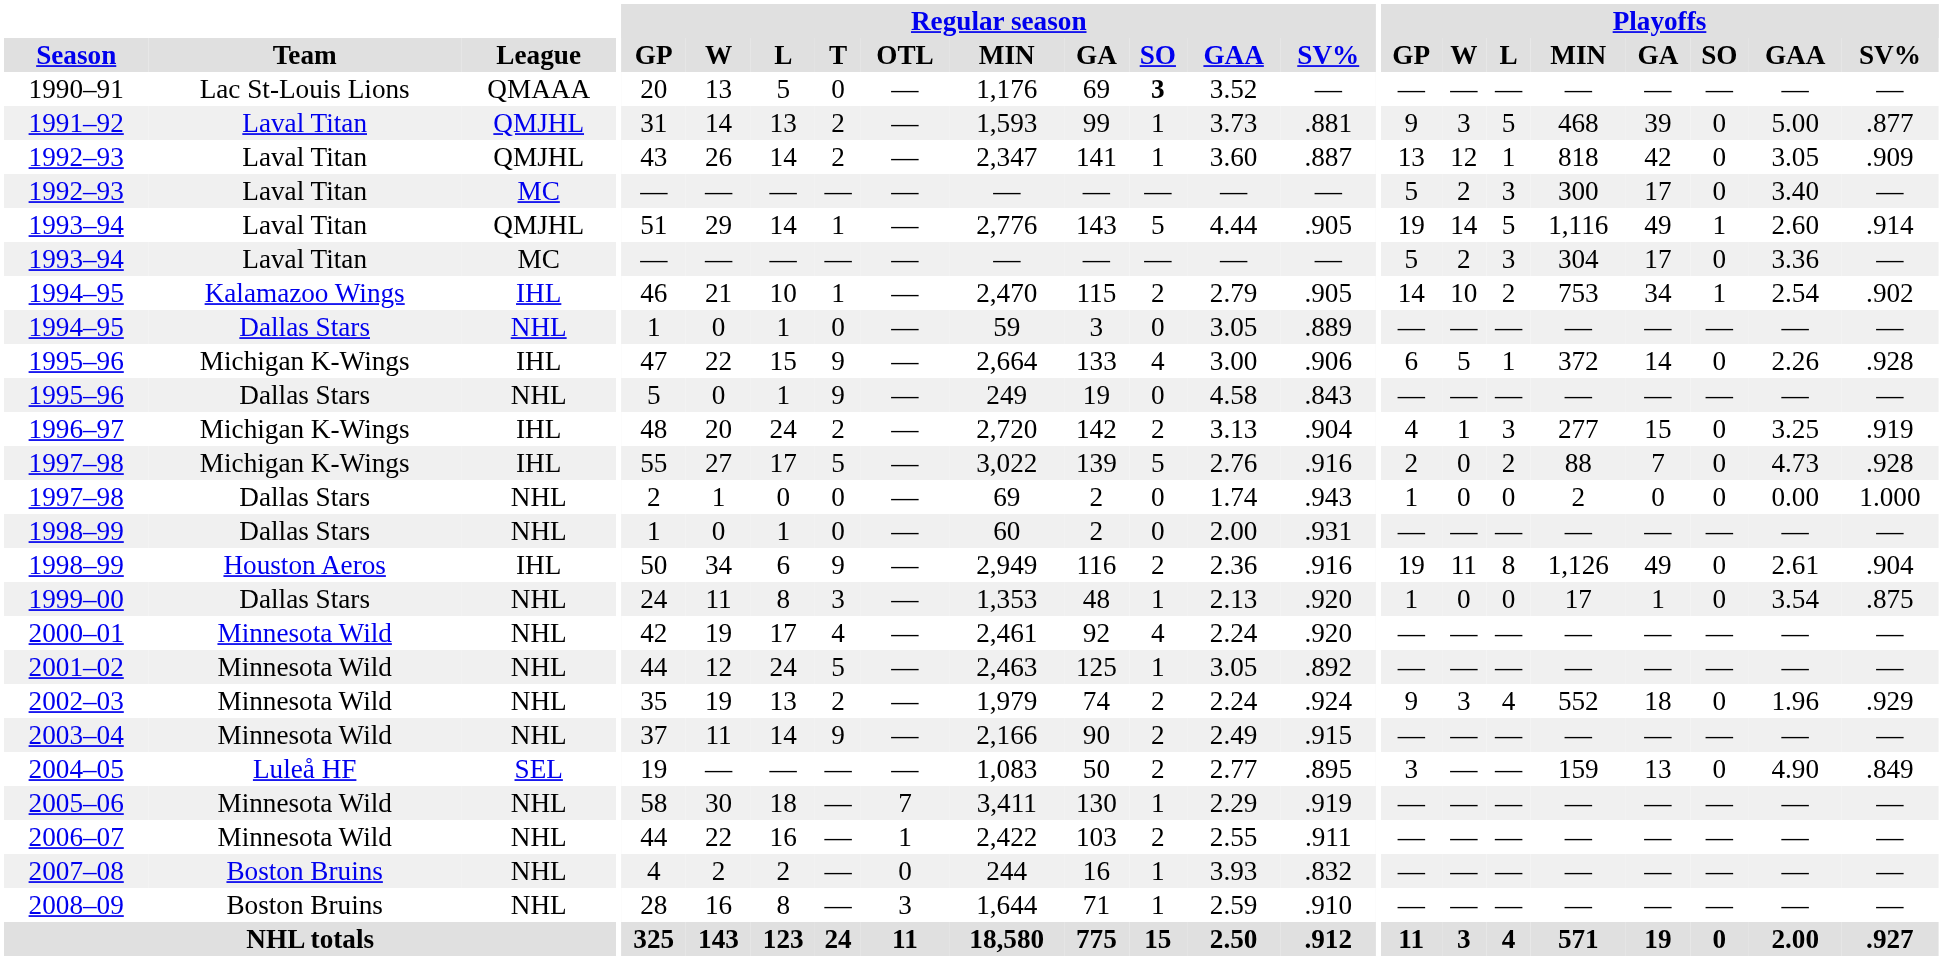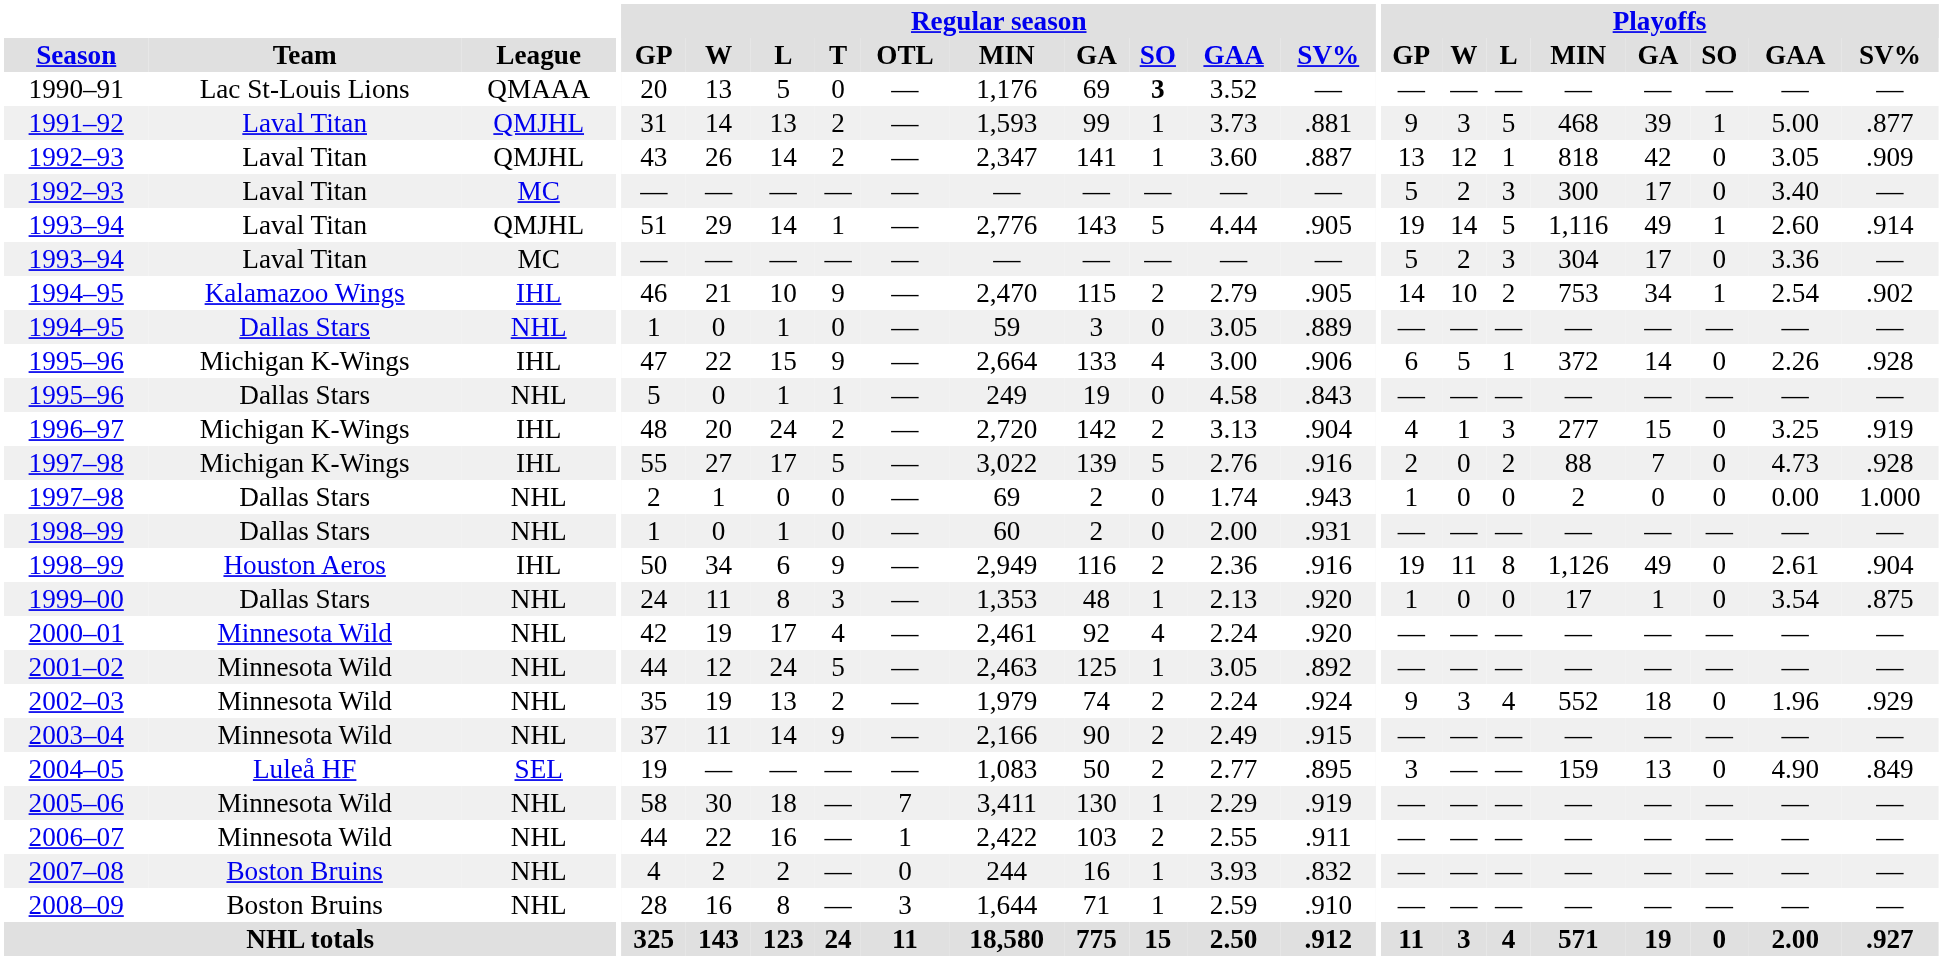(1719, 122) 0 -> (1719, 122) 1
(838, 292) 1 -> (838, 292) 9
(838, 394) 9 -> (838, 394) 1
